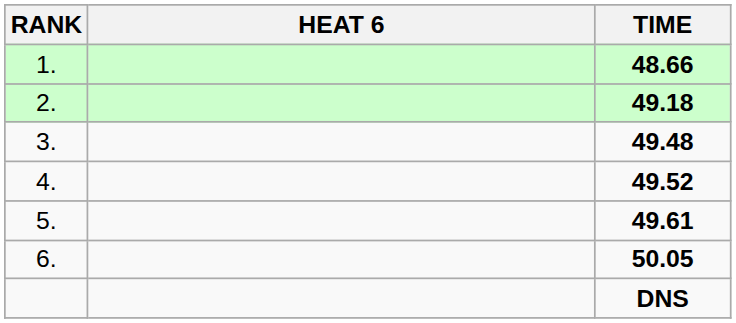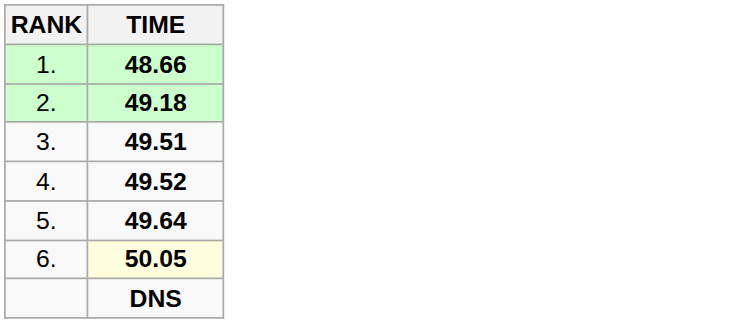- column: (341, 25)
(663, 142) 49.48 -> (156, 142) 49.51
(663, 220) 49.61 -> (156, 220) 49.64
(663, 260) no background -> (156, 260) lightyellow background
